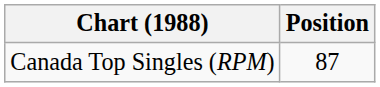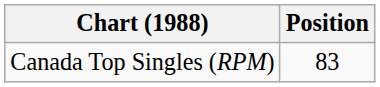(327, 61) 87 -> (327, 61) 83
